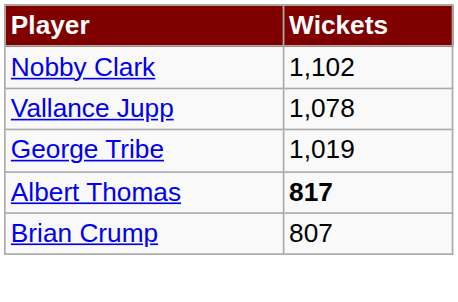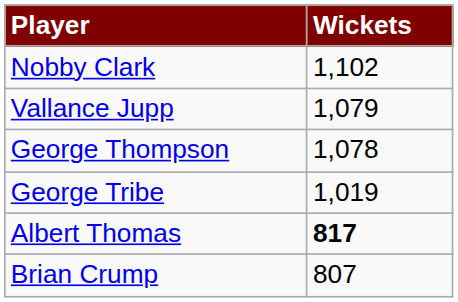(322, 108) 1,078 -> (346, 108) 1,079
+ row: (120, 150)
